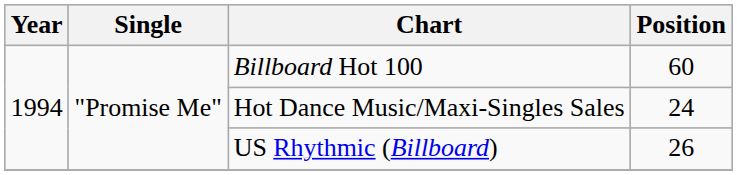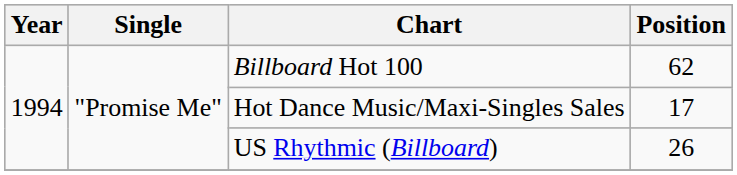(681, 66) 60 -> (681, 66) 62
(681, 107) 24 -> (681, 107) 17
